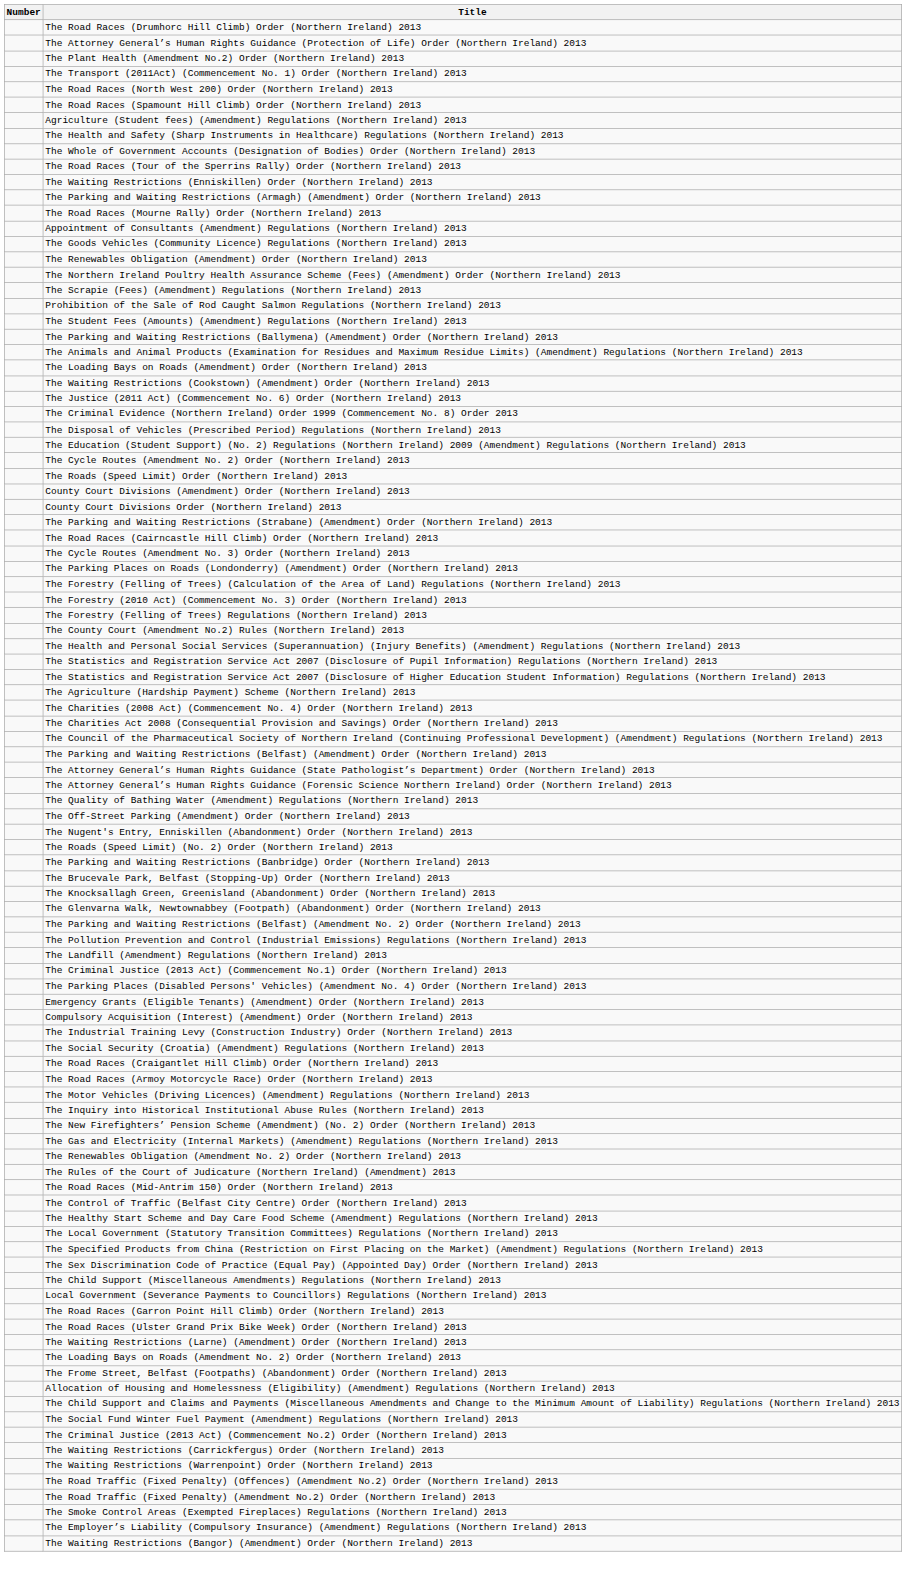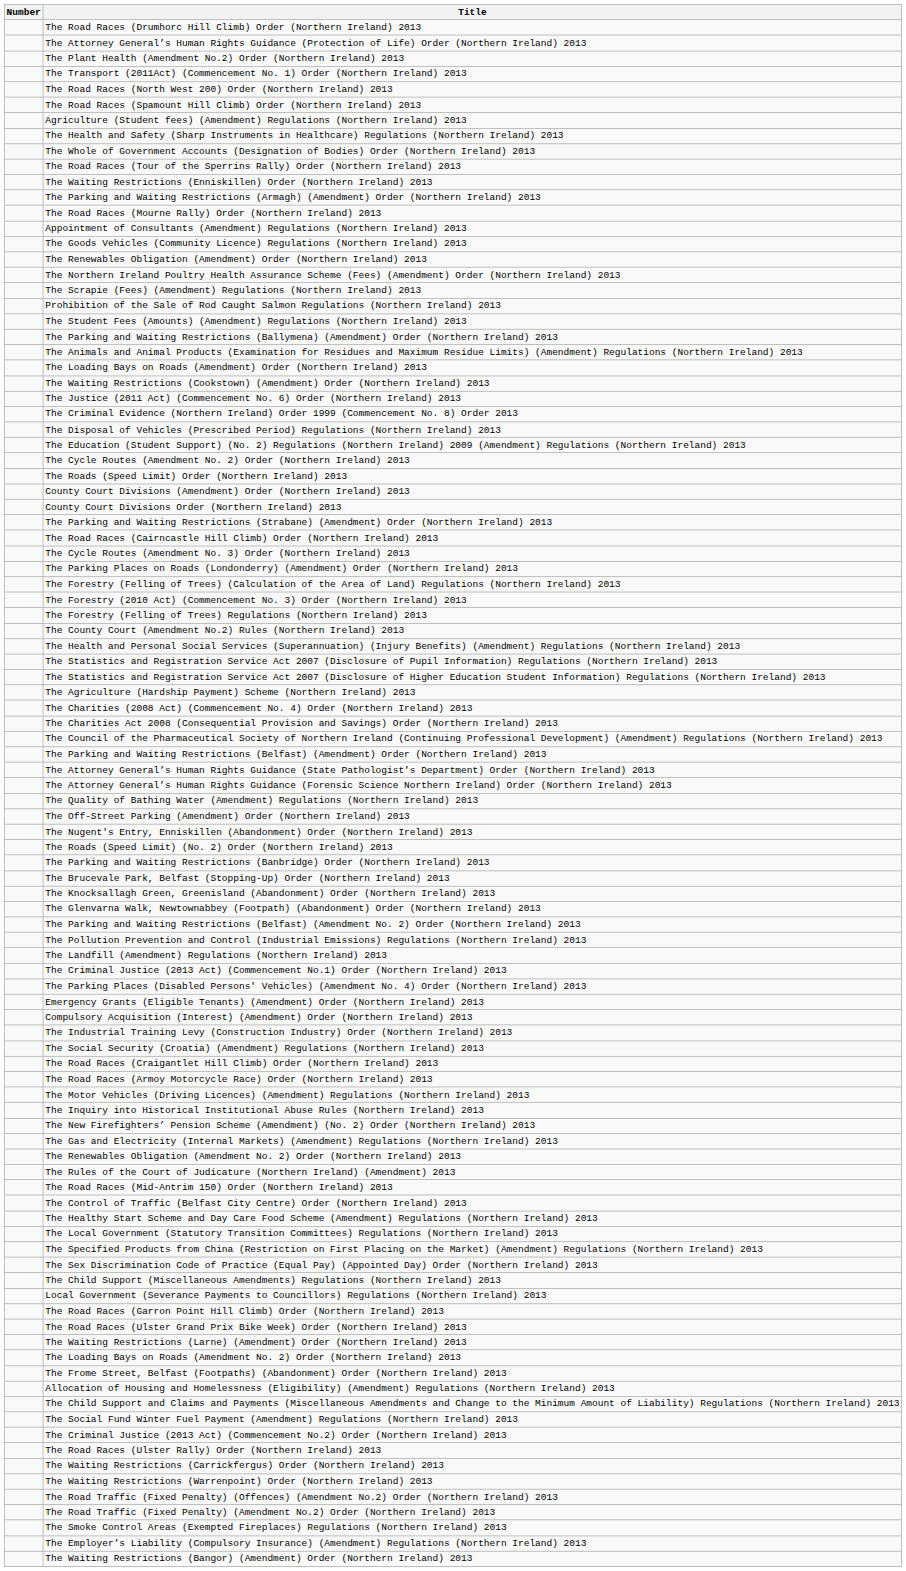+ row: (213, 1451)
